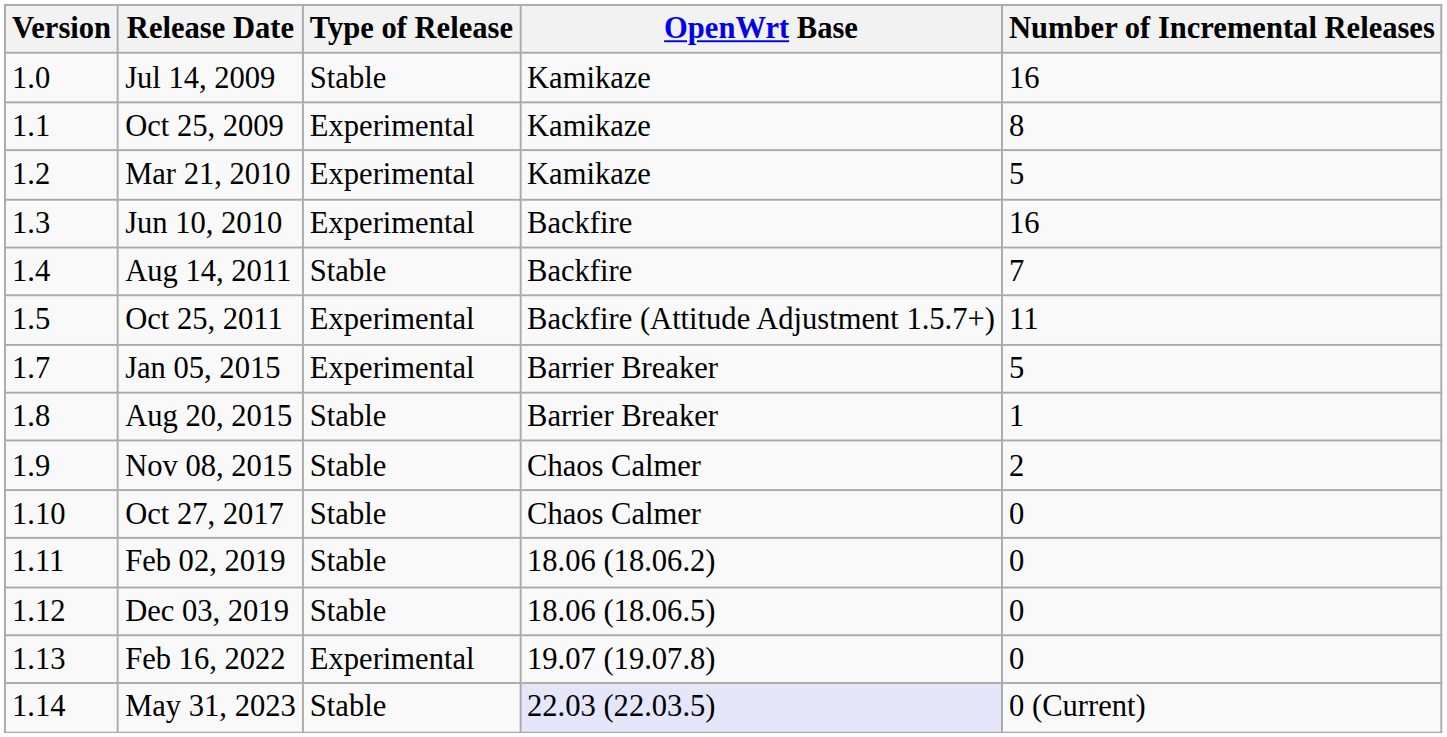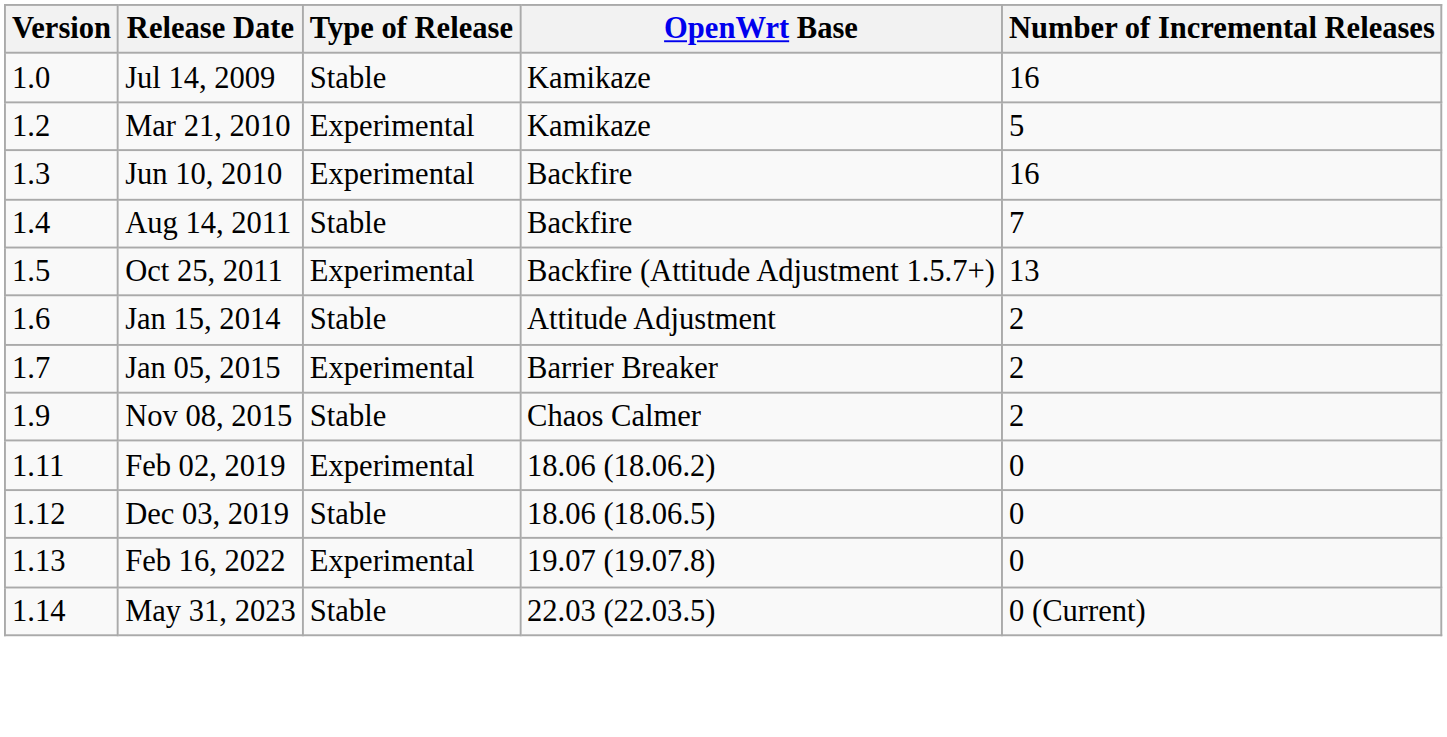- row: (205, 125)
(1024, 319) 11 -> (1024, 271) 13
+ row: (203, 319)
(1017, 367) 5 -> (1017, 367) 2
- row: (209, 416)
- row: (205, 513)
(348, 561) Stable -> (392, 464) Experimental
(621, 707) lavender background -> (621, 610) no background
